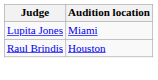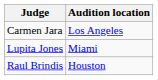+ row: (35, 30)
